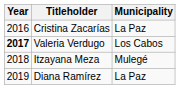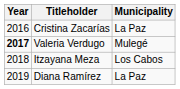(139, 44) Los Cabos -> (131, 44) Mulegé
(131, 60) Mulegé -> (139, 60) Los Cabos
